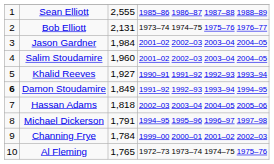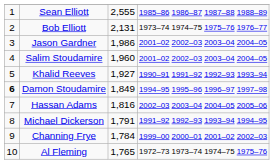(123, 43) 1,984 -> (123, 43) 1,986
(203, 89) 1991–92 1992–93 1993–94 1994–95 -> (203, 89) 1994–95 1995–96 1996–97 1997–98
(123, 105) 1,818 -> (123, 105) 1,816
(203, 120) 1994–95 1995–96 1996–97 1997–98 -> (203, 120) 1991–92 1992–93 1993–94 1994–95
